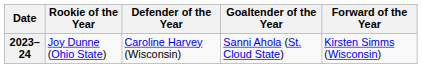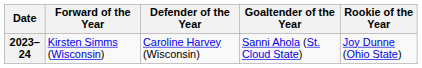columns swapped: (369, 19) <-> (84, 19)
